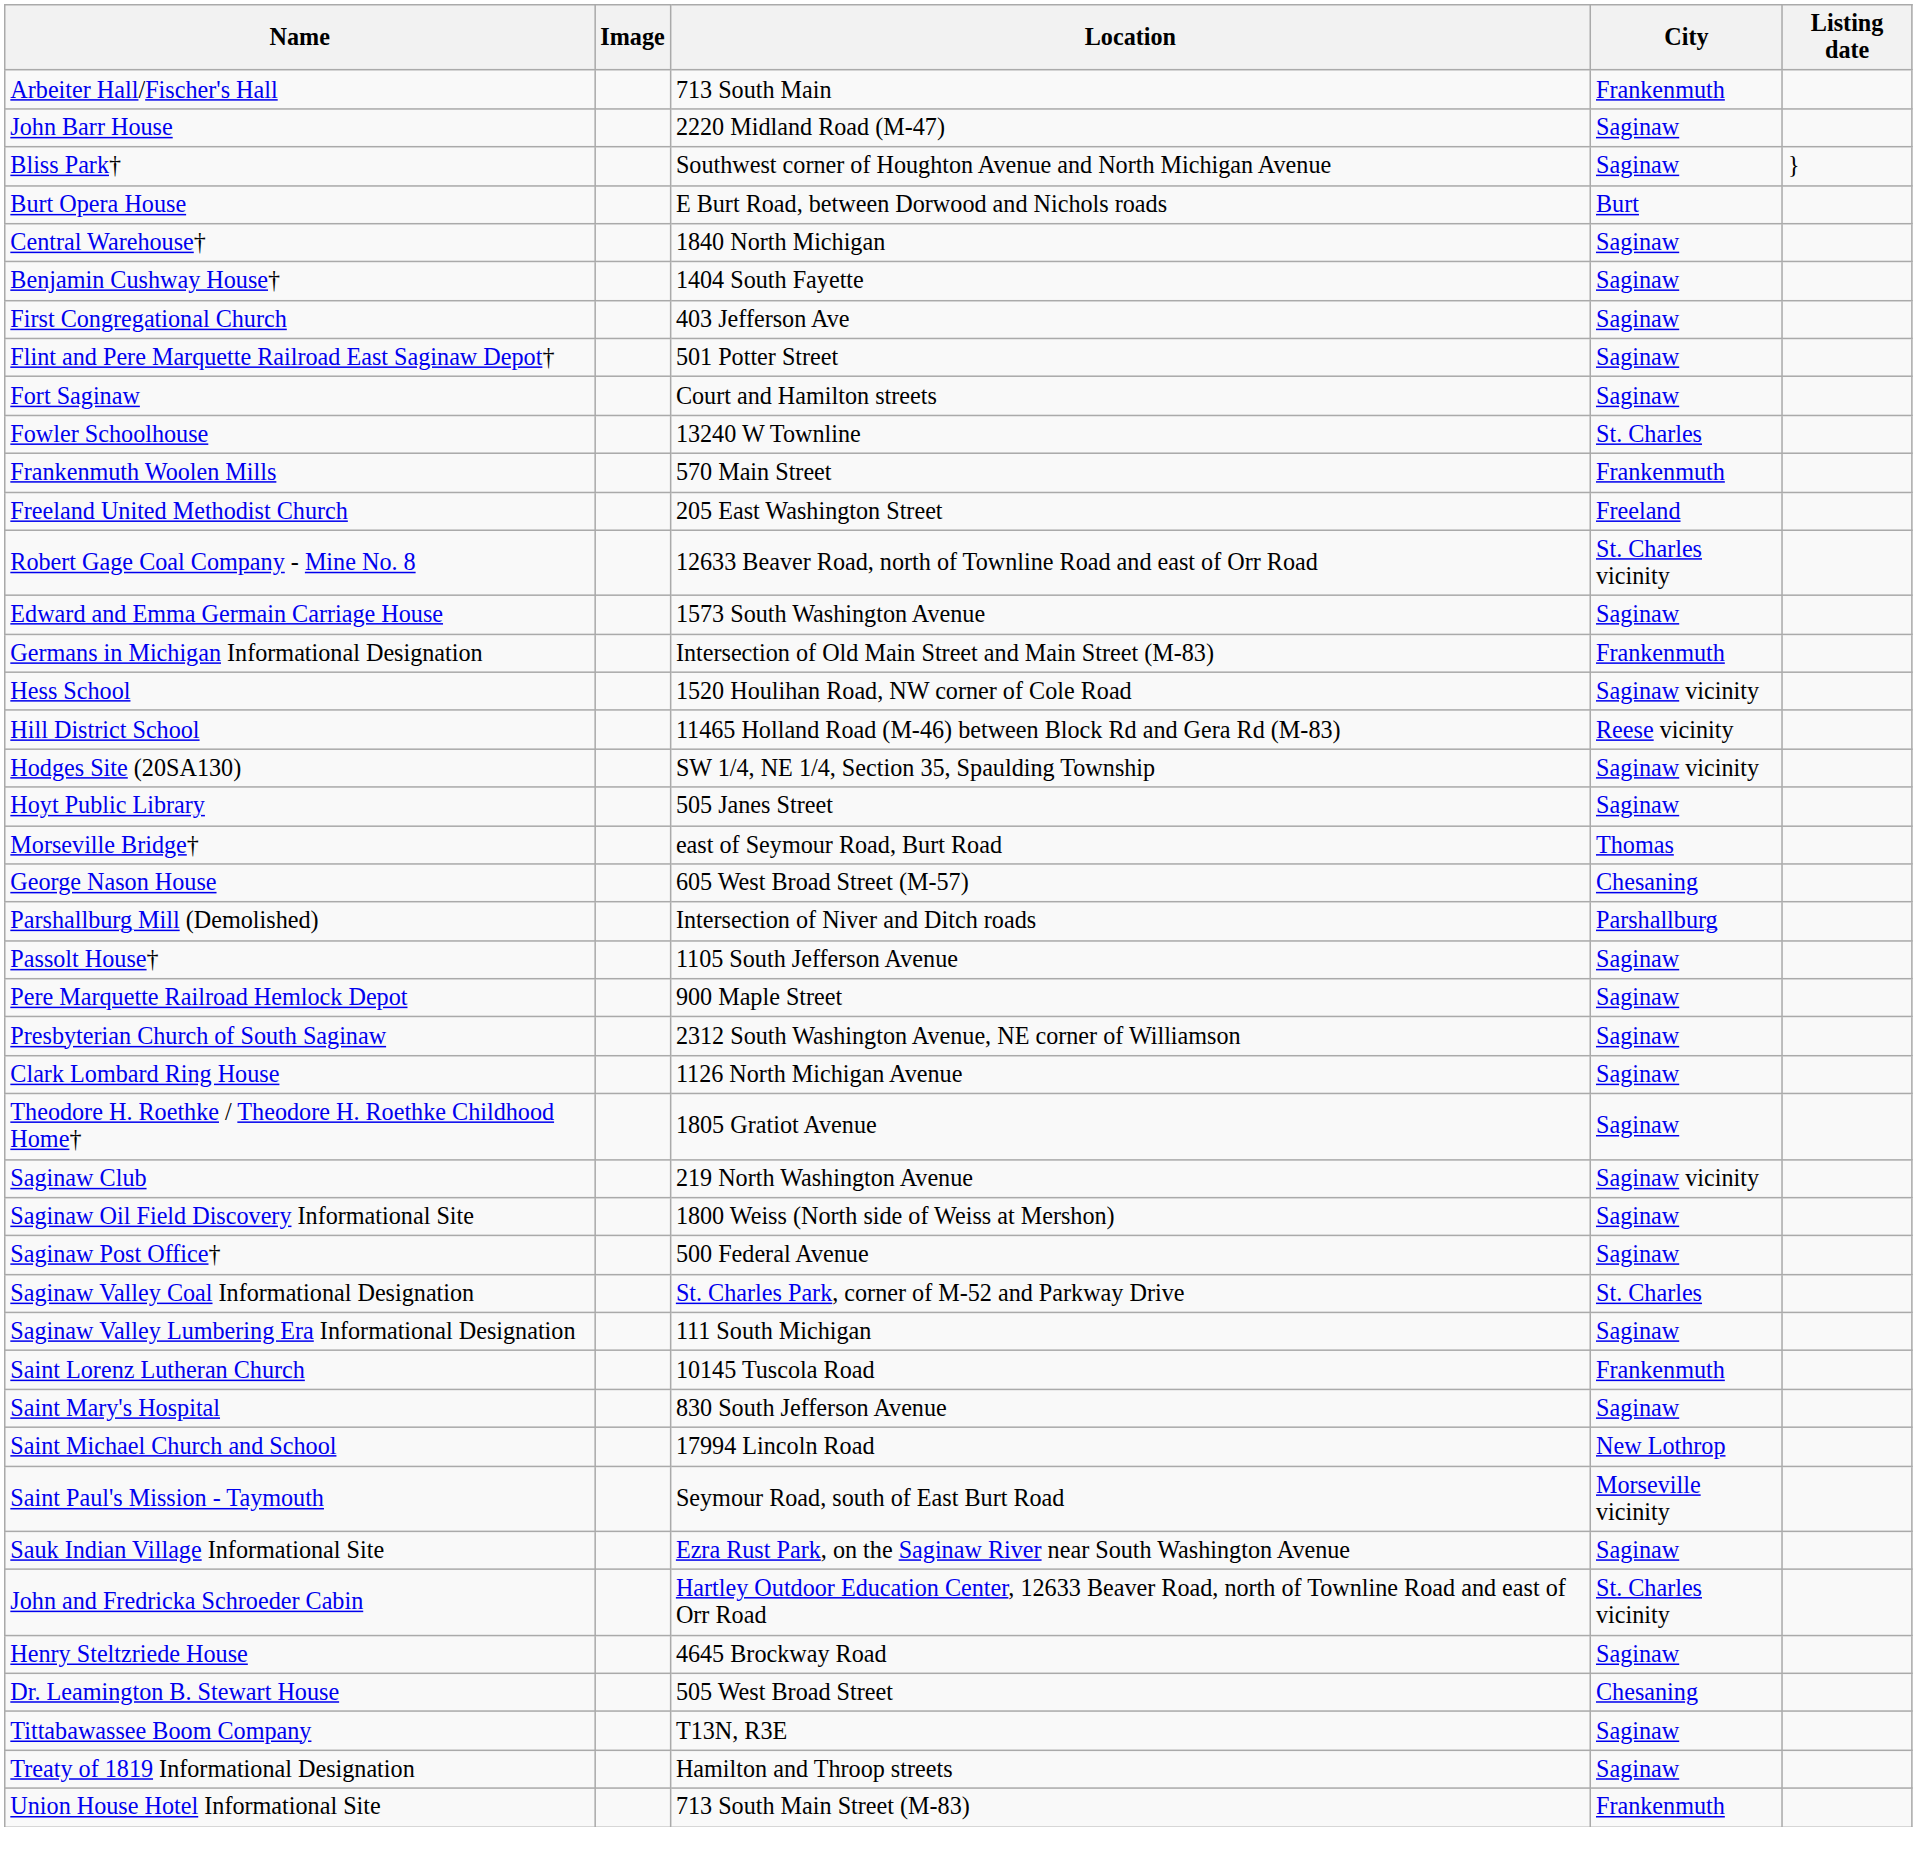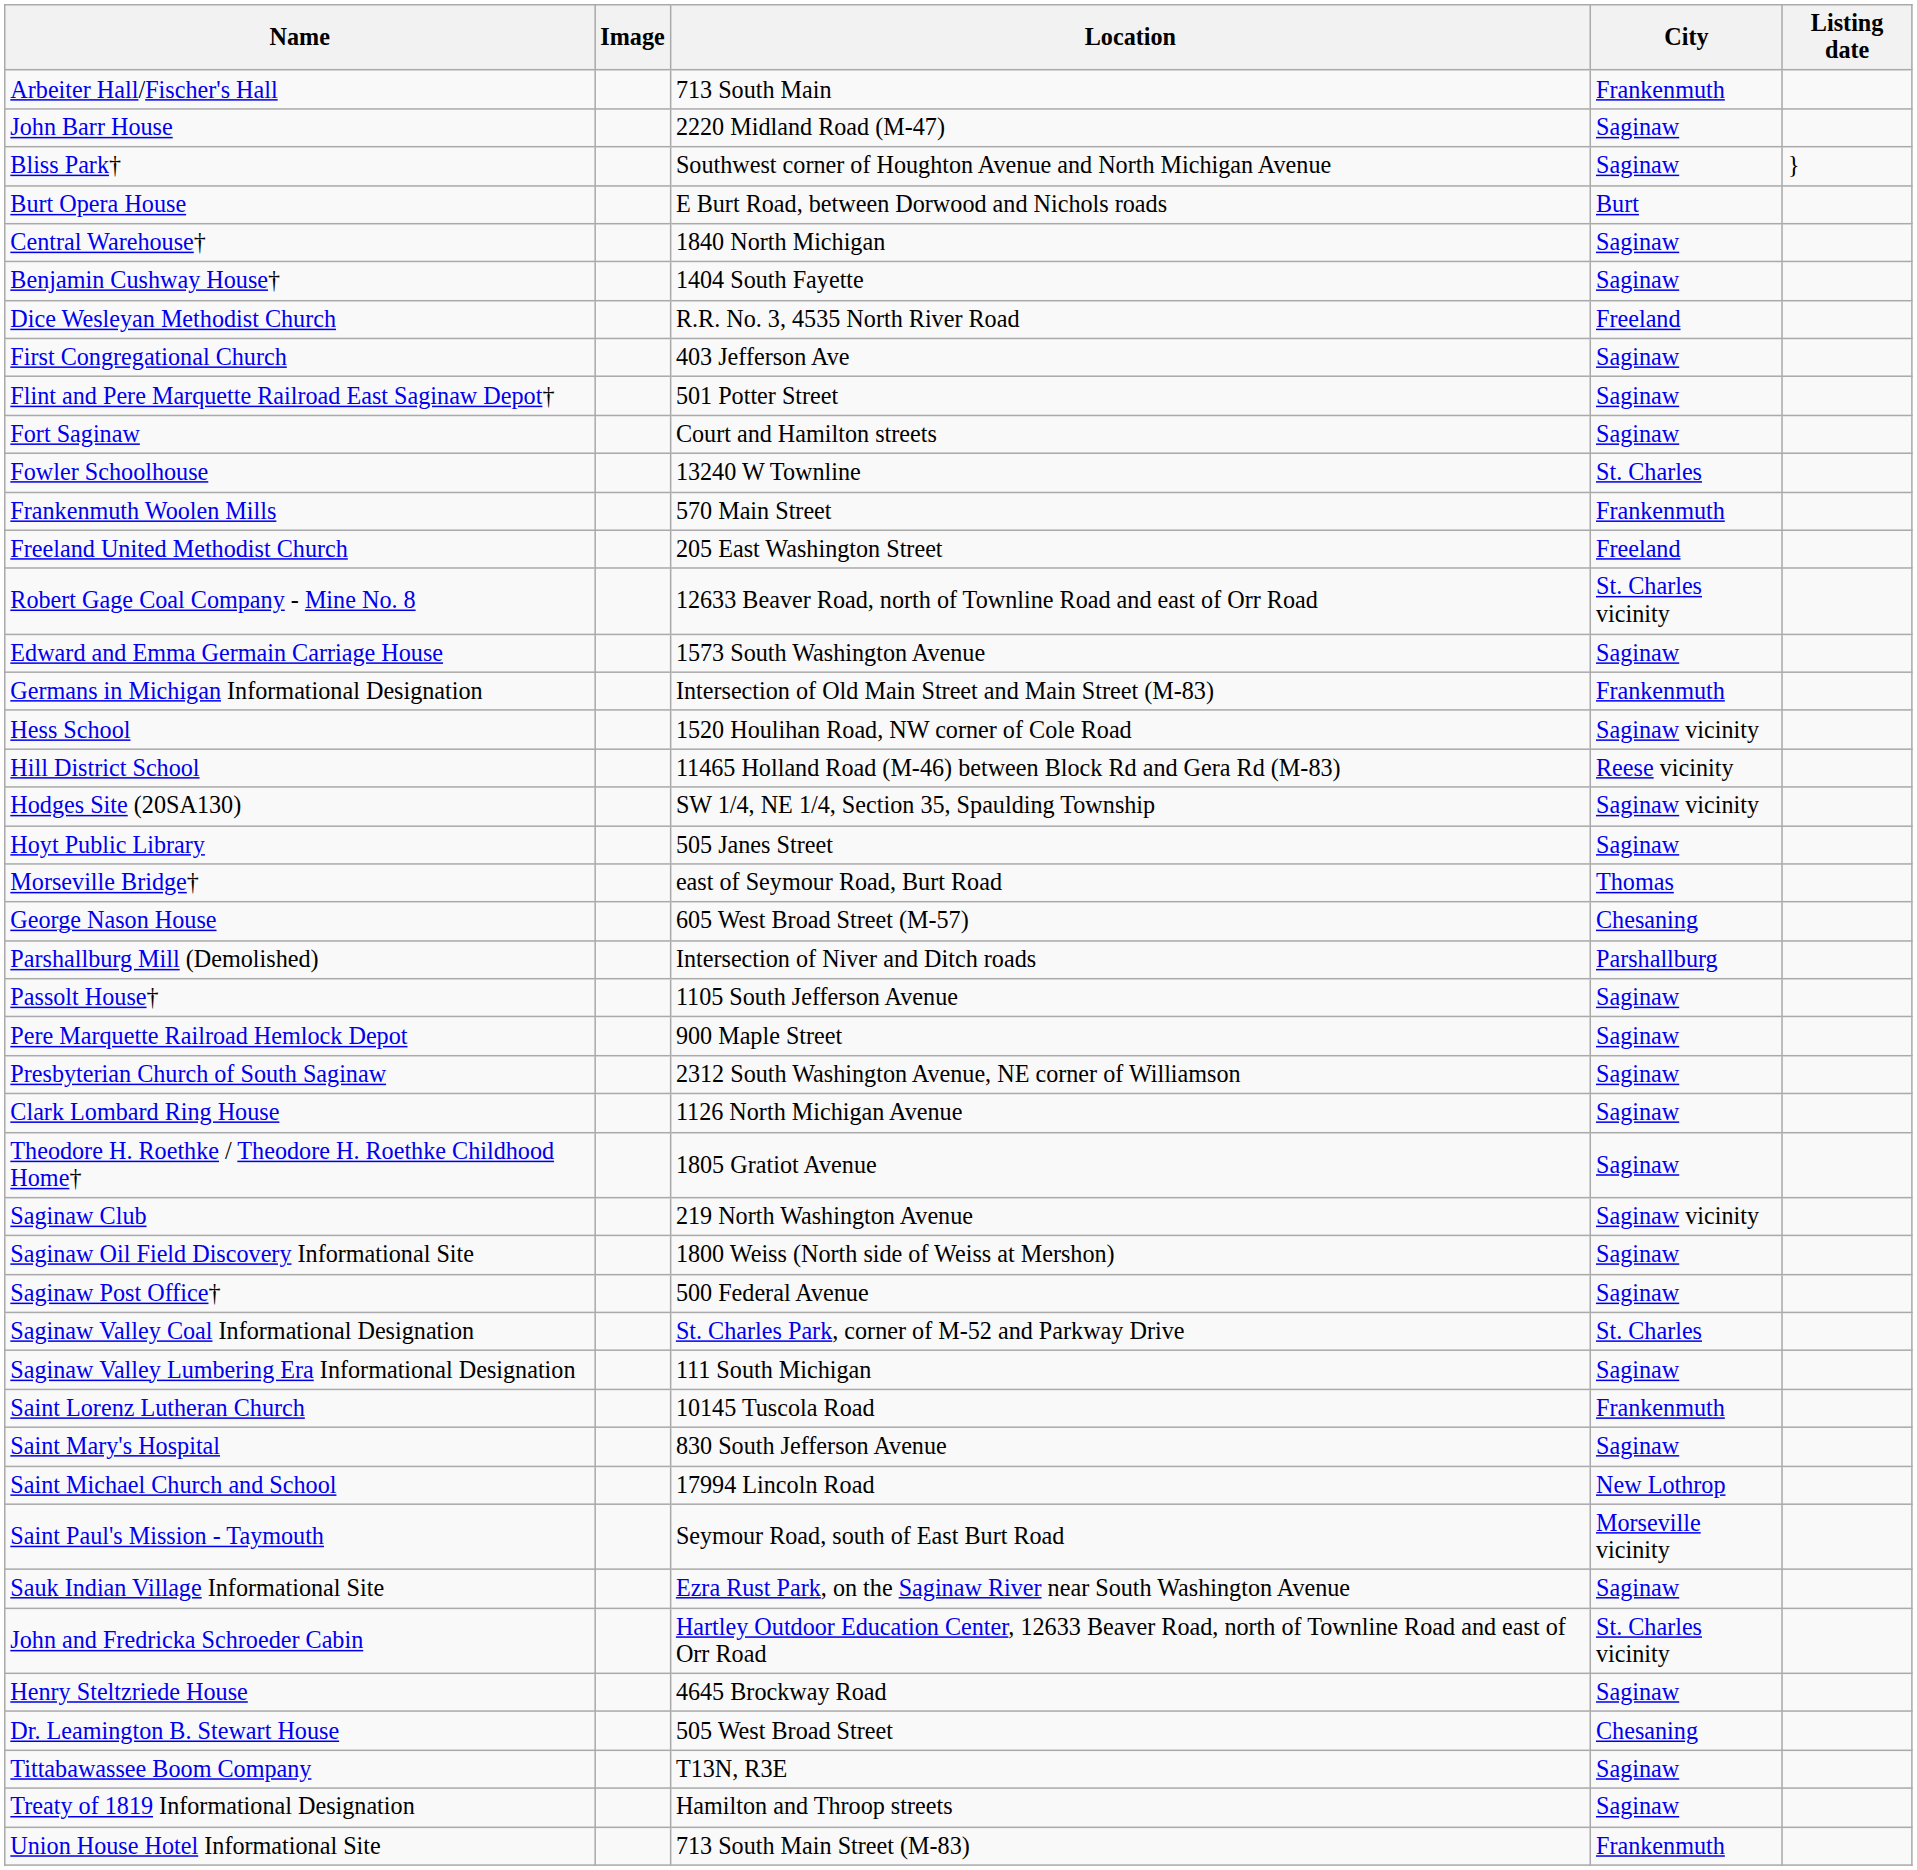+ row: (173, 319)
